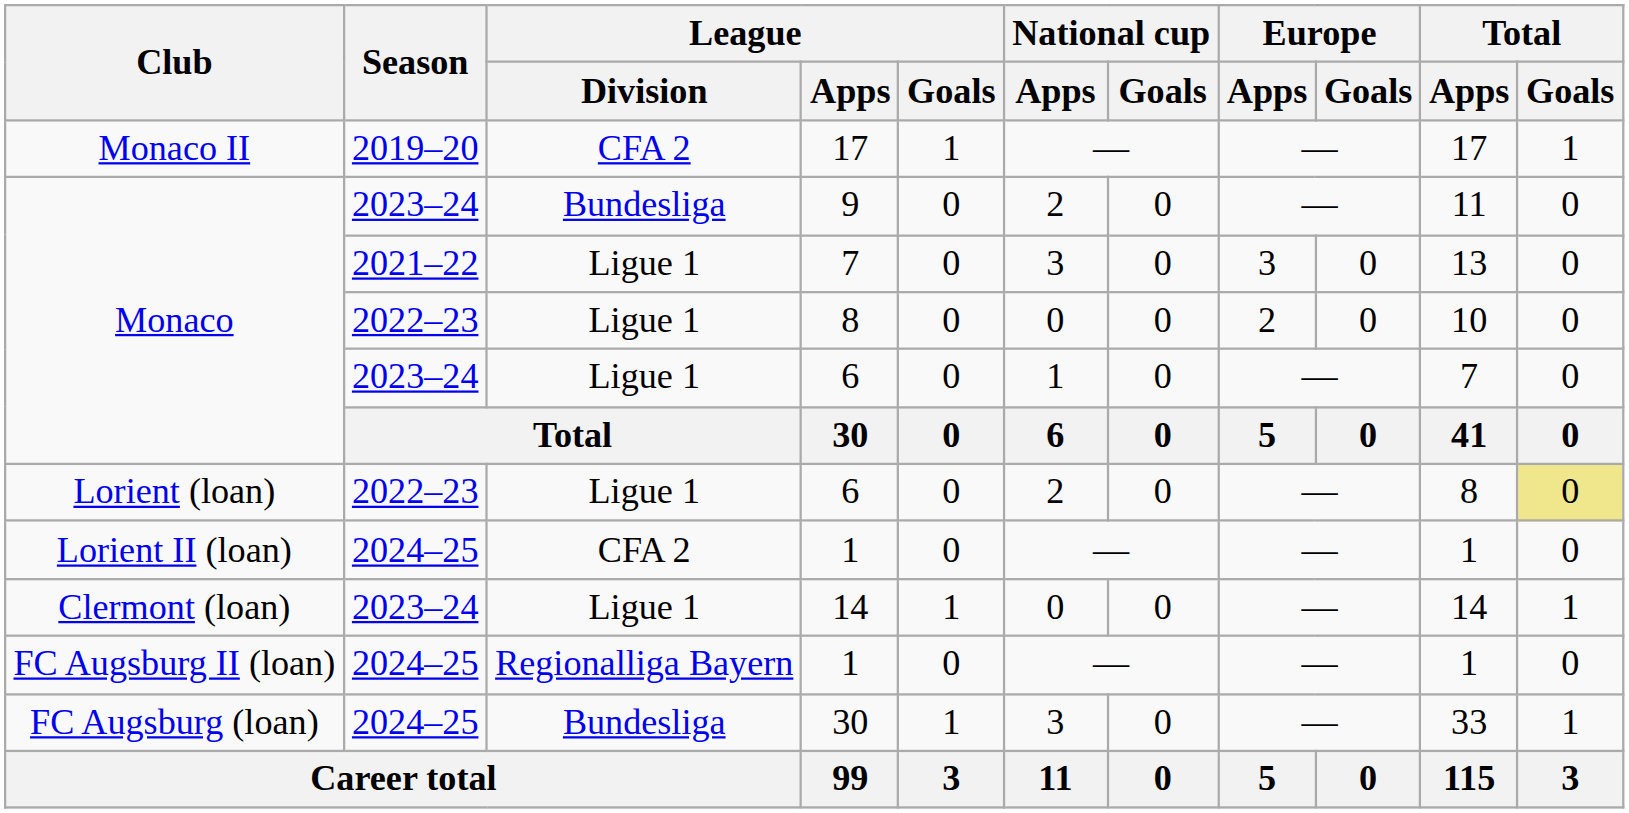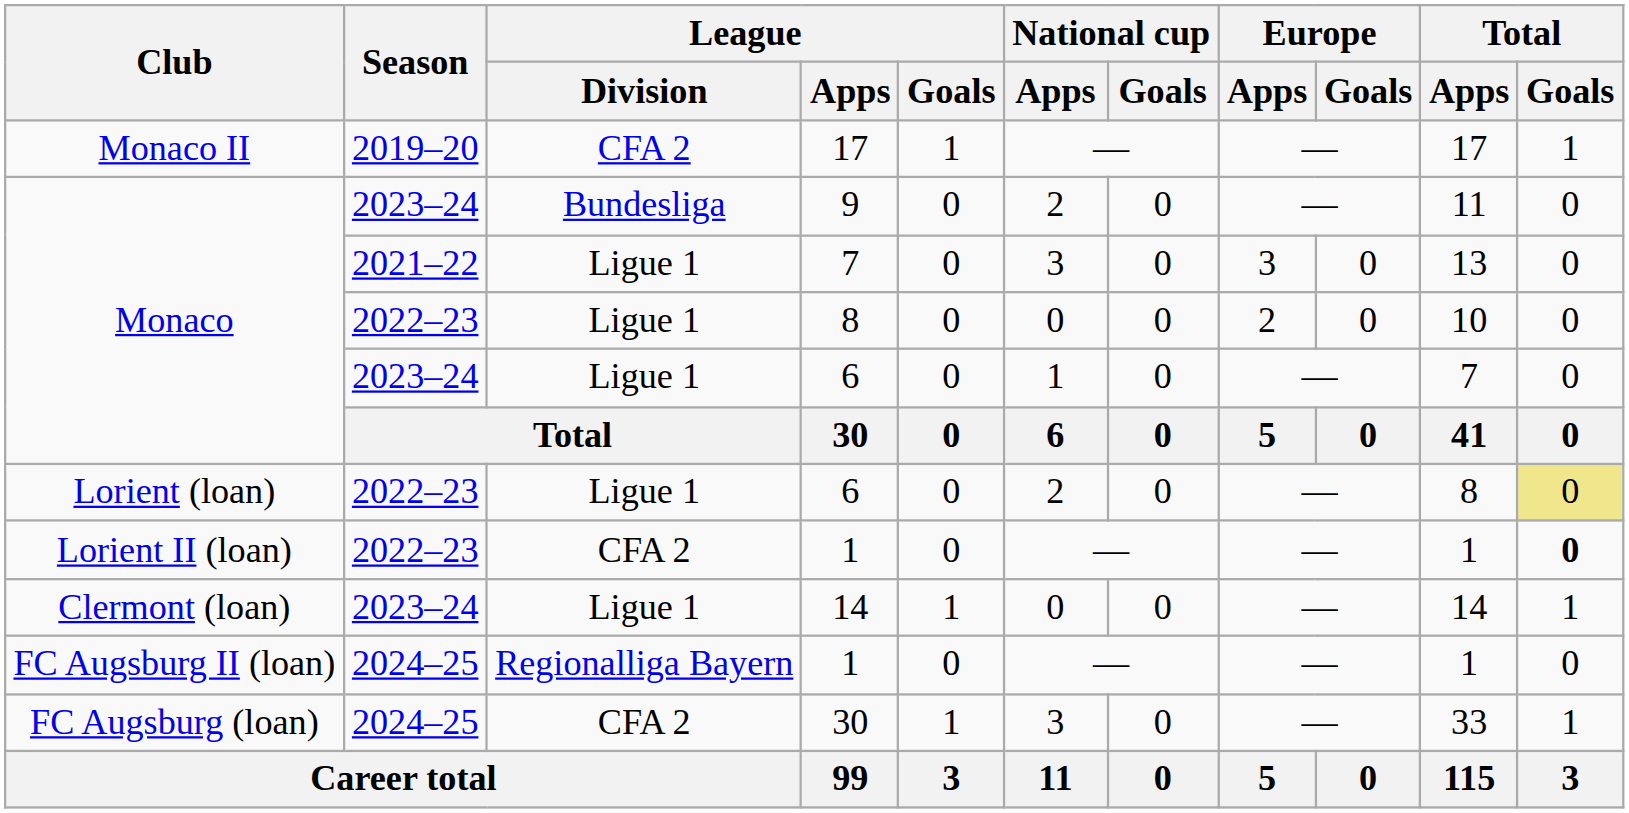(415, 549) 2024–25 -> (415, 549) 2022–23
(1570, 549) normal -> (1570, 549) bold
(644, 721) Bundesliga -> (644, 721) CFA 2
